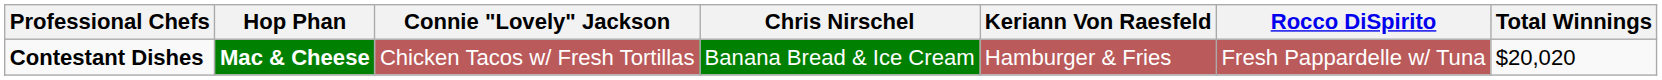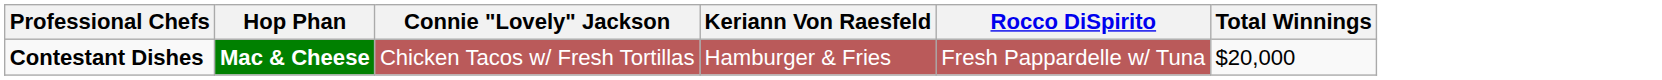- column: (840, 22)
(1536, 57) $20,020 -> (1255, 57) $20,000
